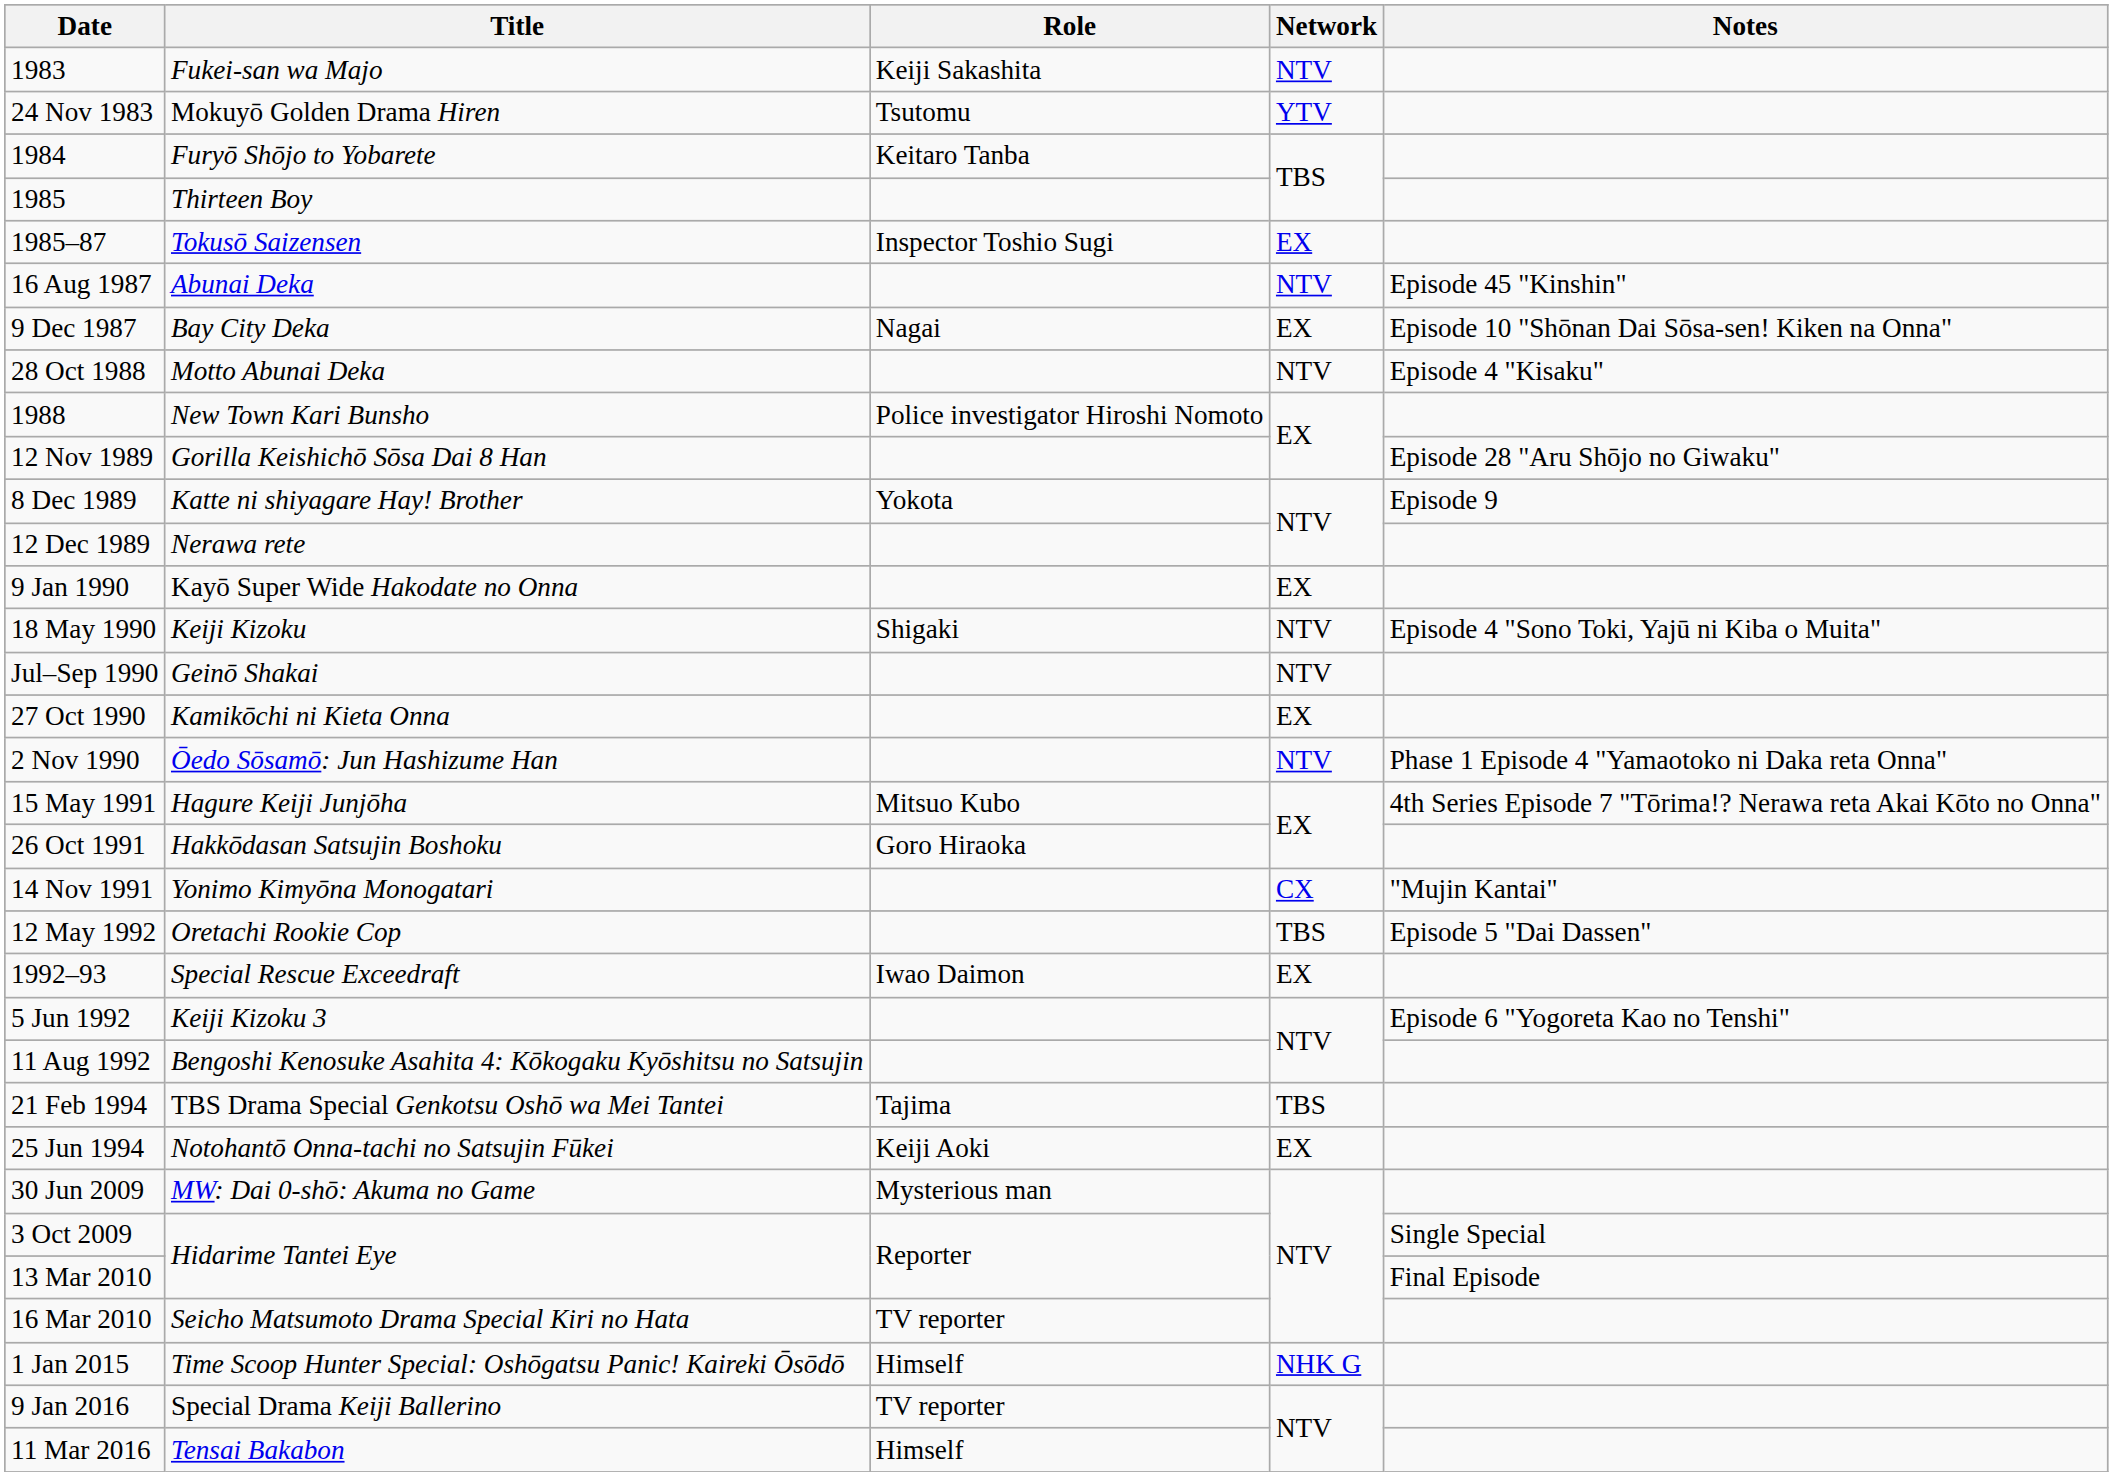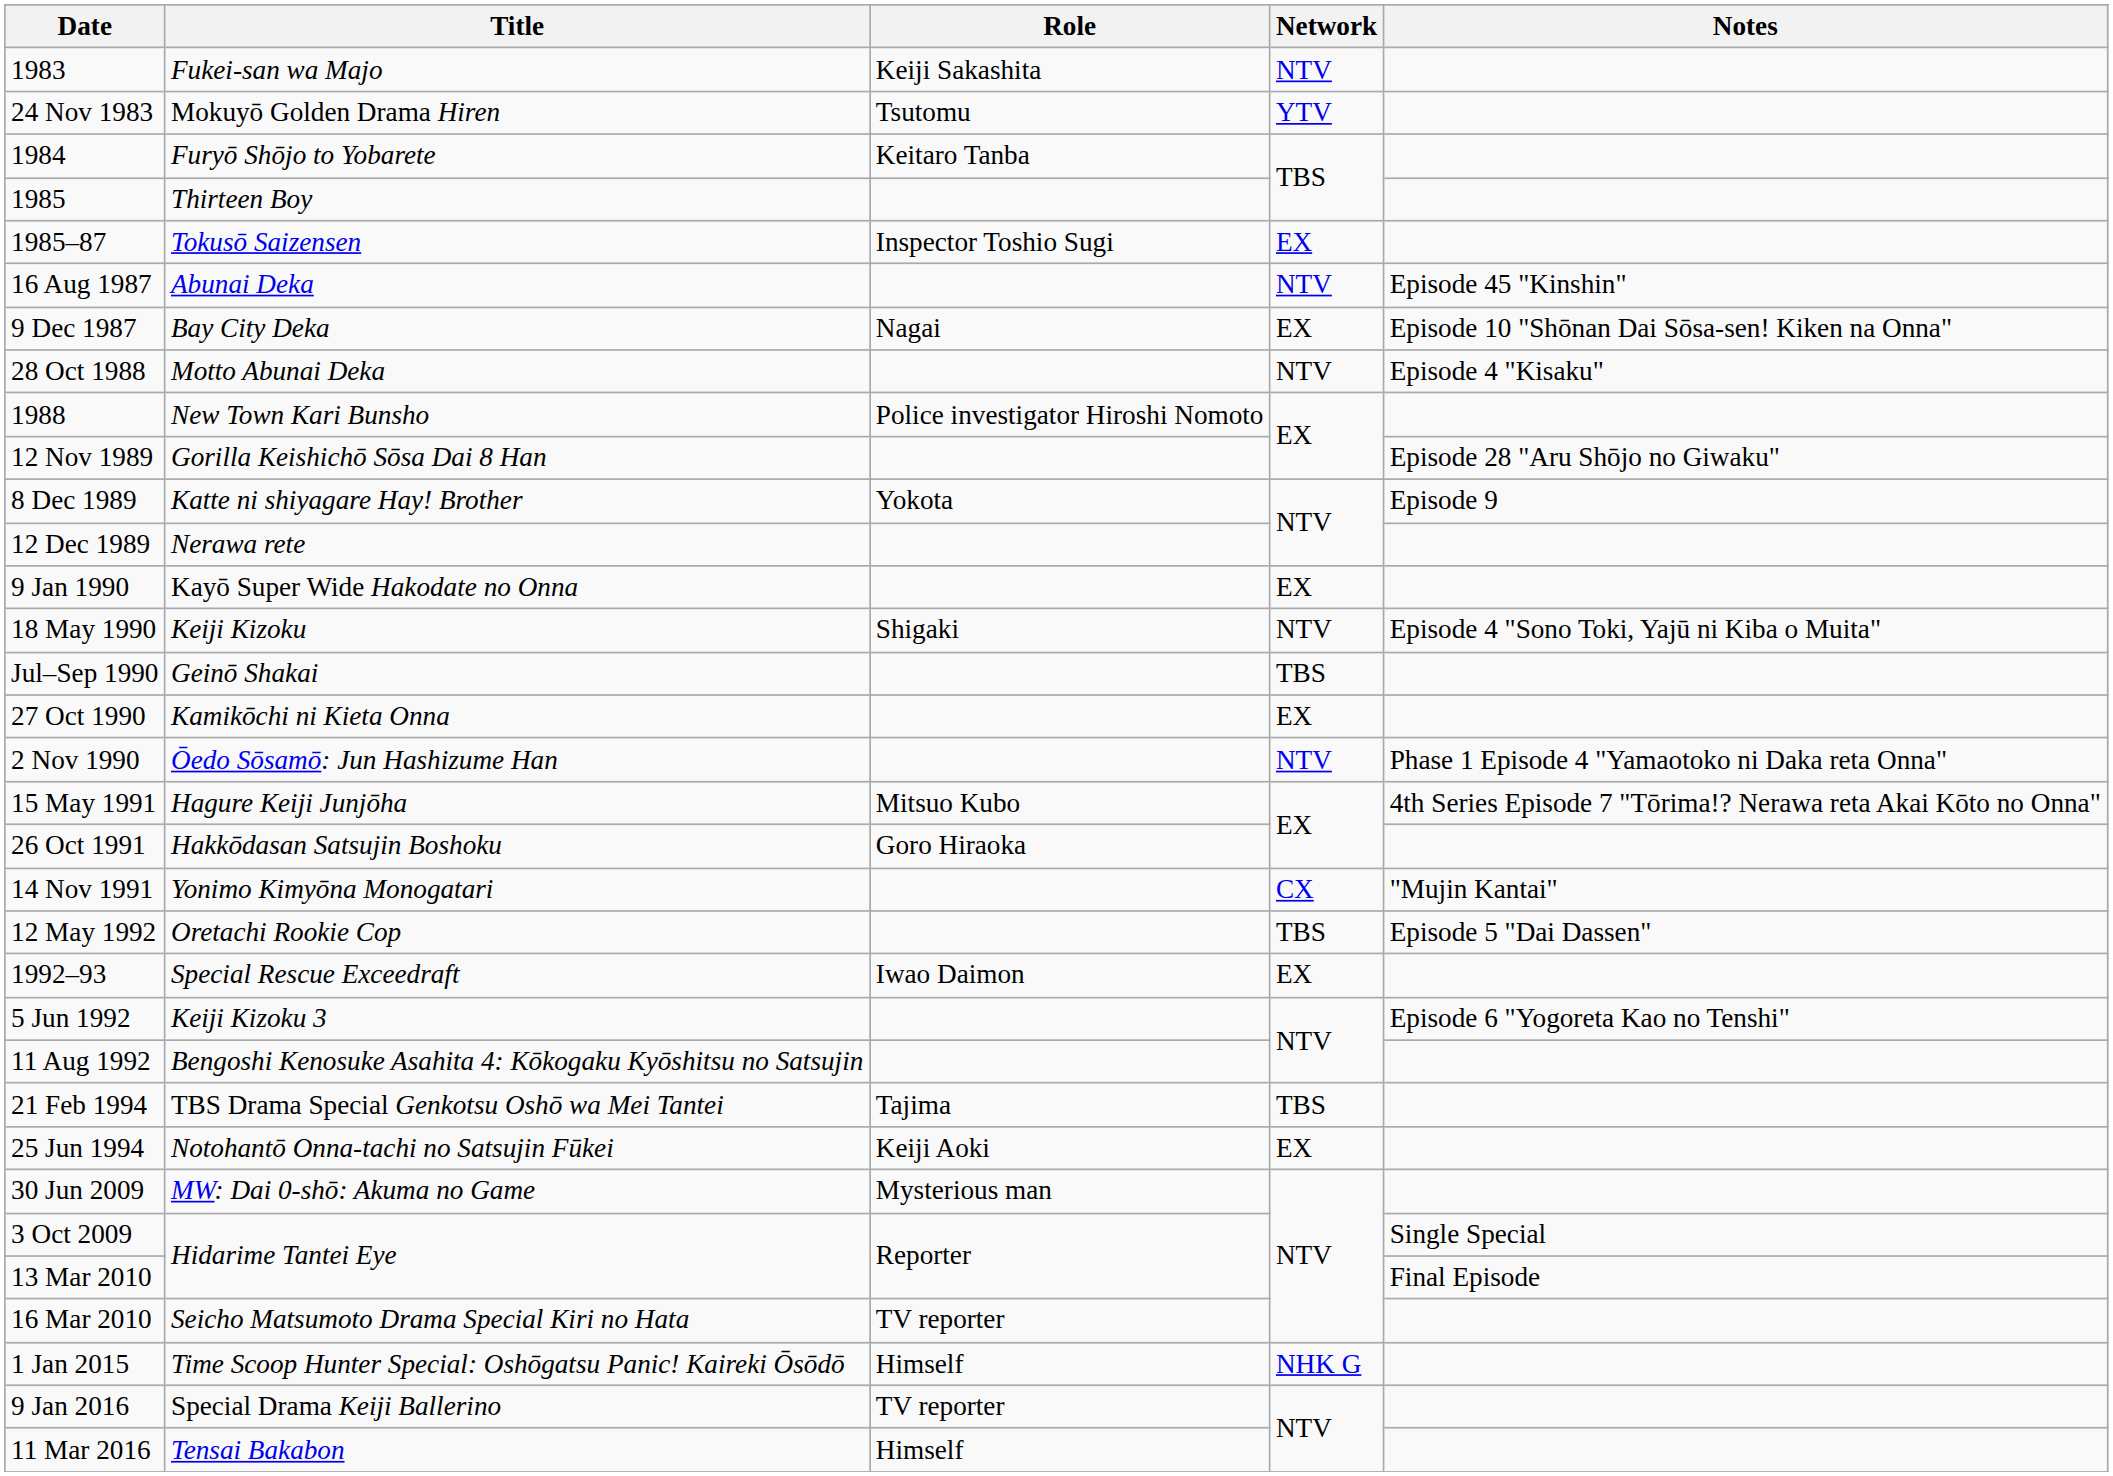(1304, 673) NTV -> (1301, 673) TBS
